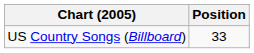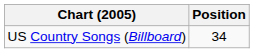(219, 36) 33 -> (219, 36) 34
